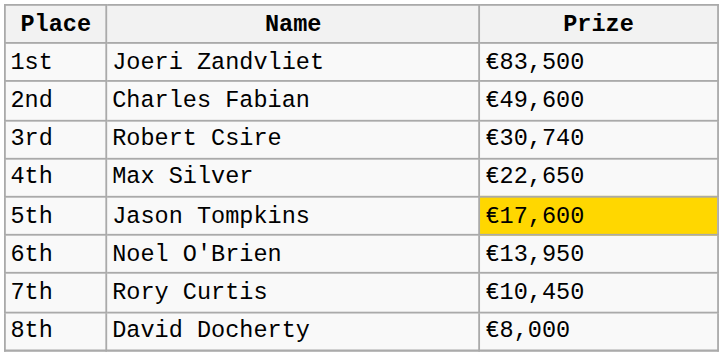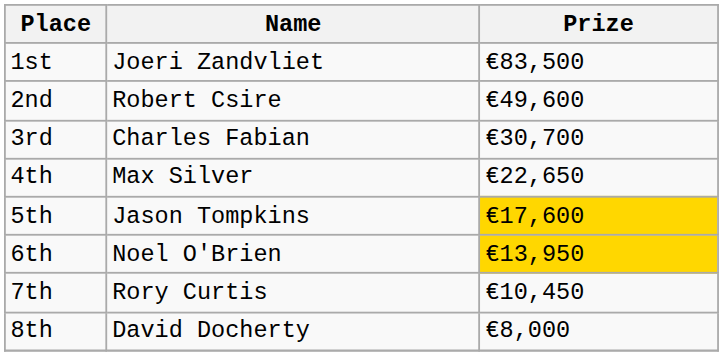(211, 101) Charles Fabian -> (197, 101) Robert Csire
(197, 139) Robert Csire -> (211, 139) Charles Fabian
(535, 139) €30,740 -> (535, 139) €30,700
(535, 254) no background -> (535, 254) gold background
